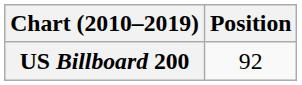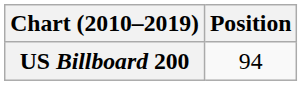(251, 60) 92 -> (251, 60) 94
